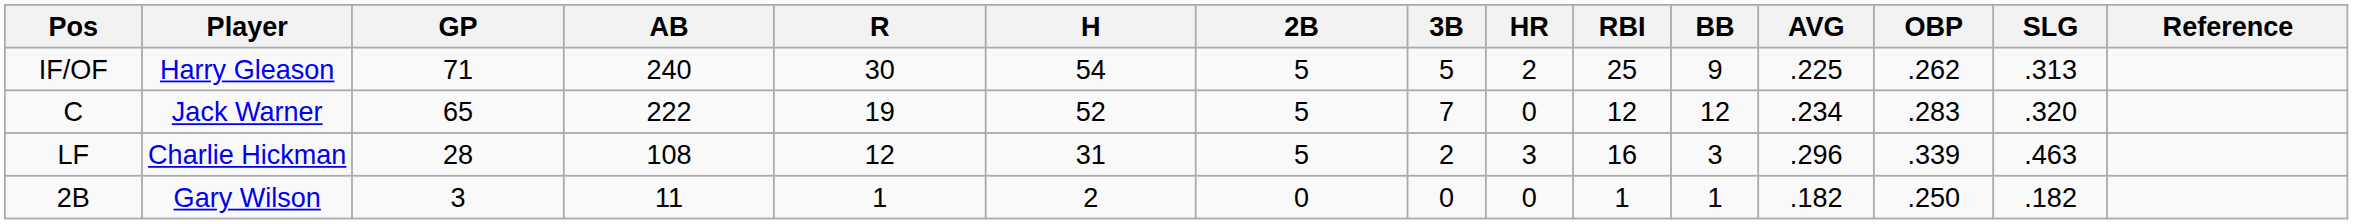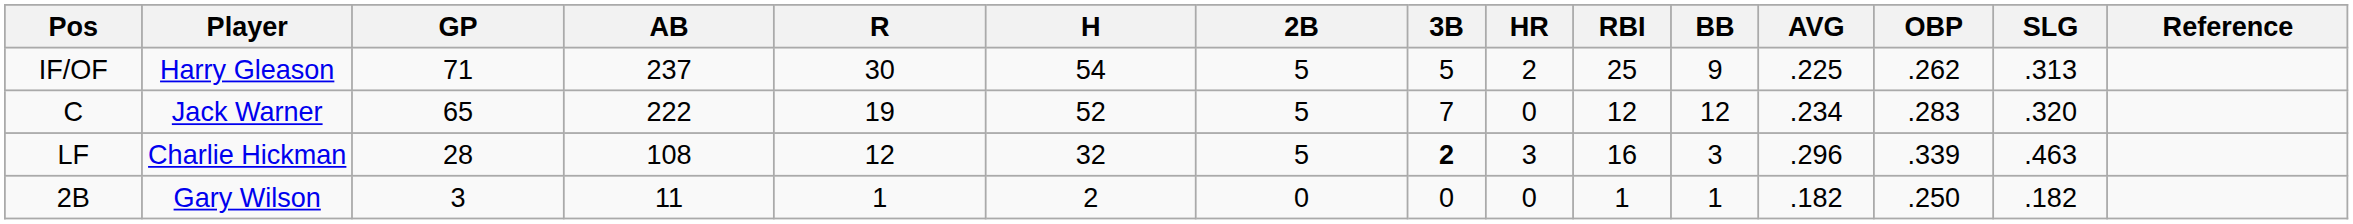(669, 69) 240 -> (669, 69) 237
(1091, 155) 31 -> (1091, 155) 32
(1447, 155) normal -> (1447, 155) bold
